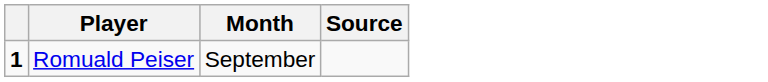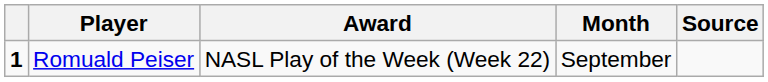+ column: (377, 23)
